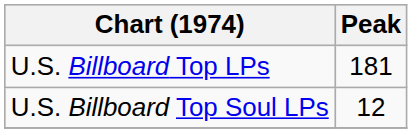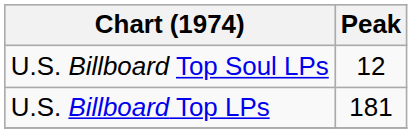rows swapped: (140, 66) <-> (170, 107)
